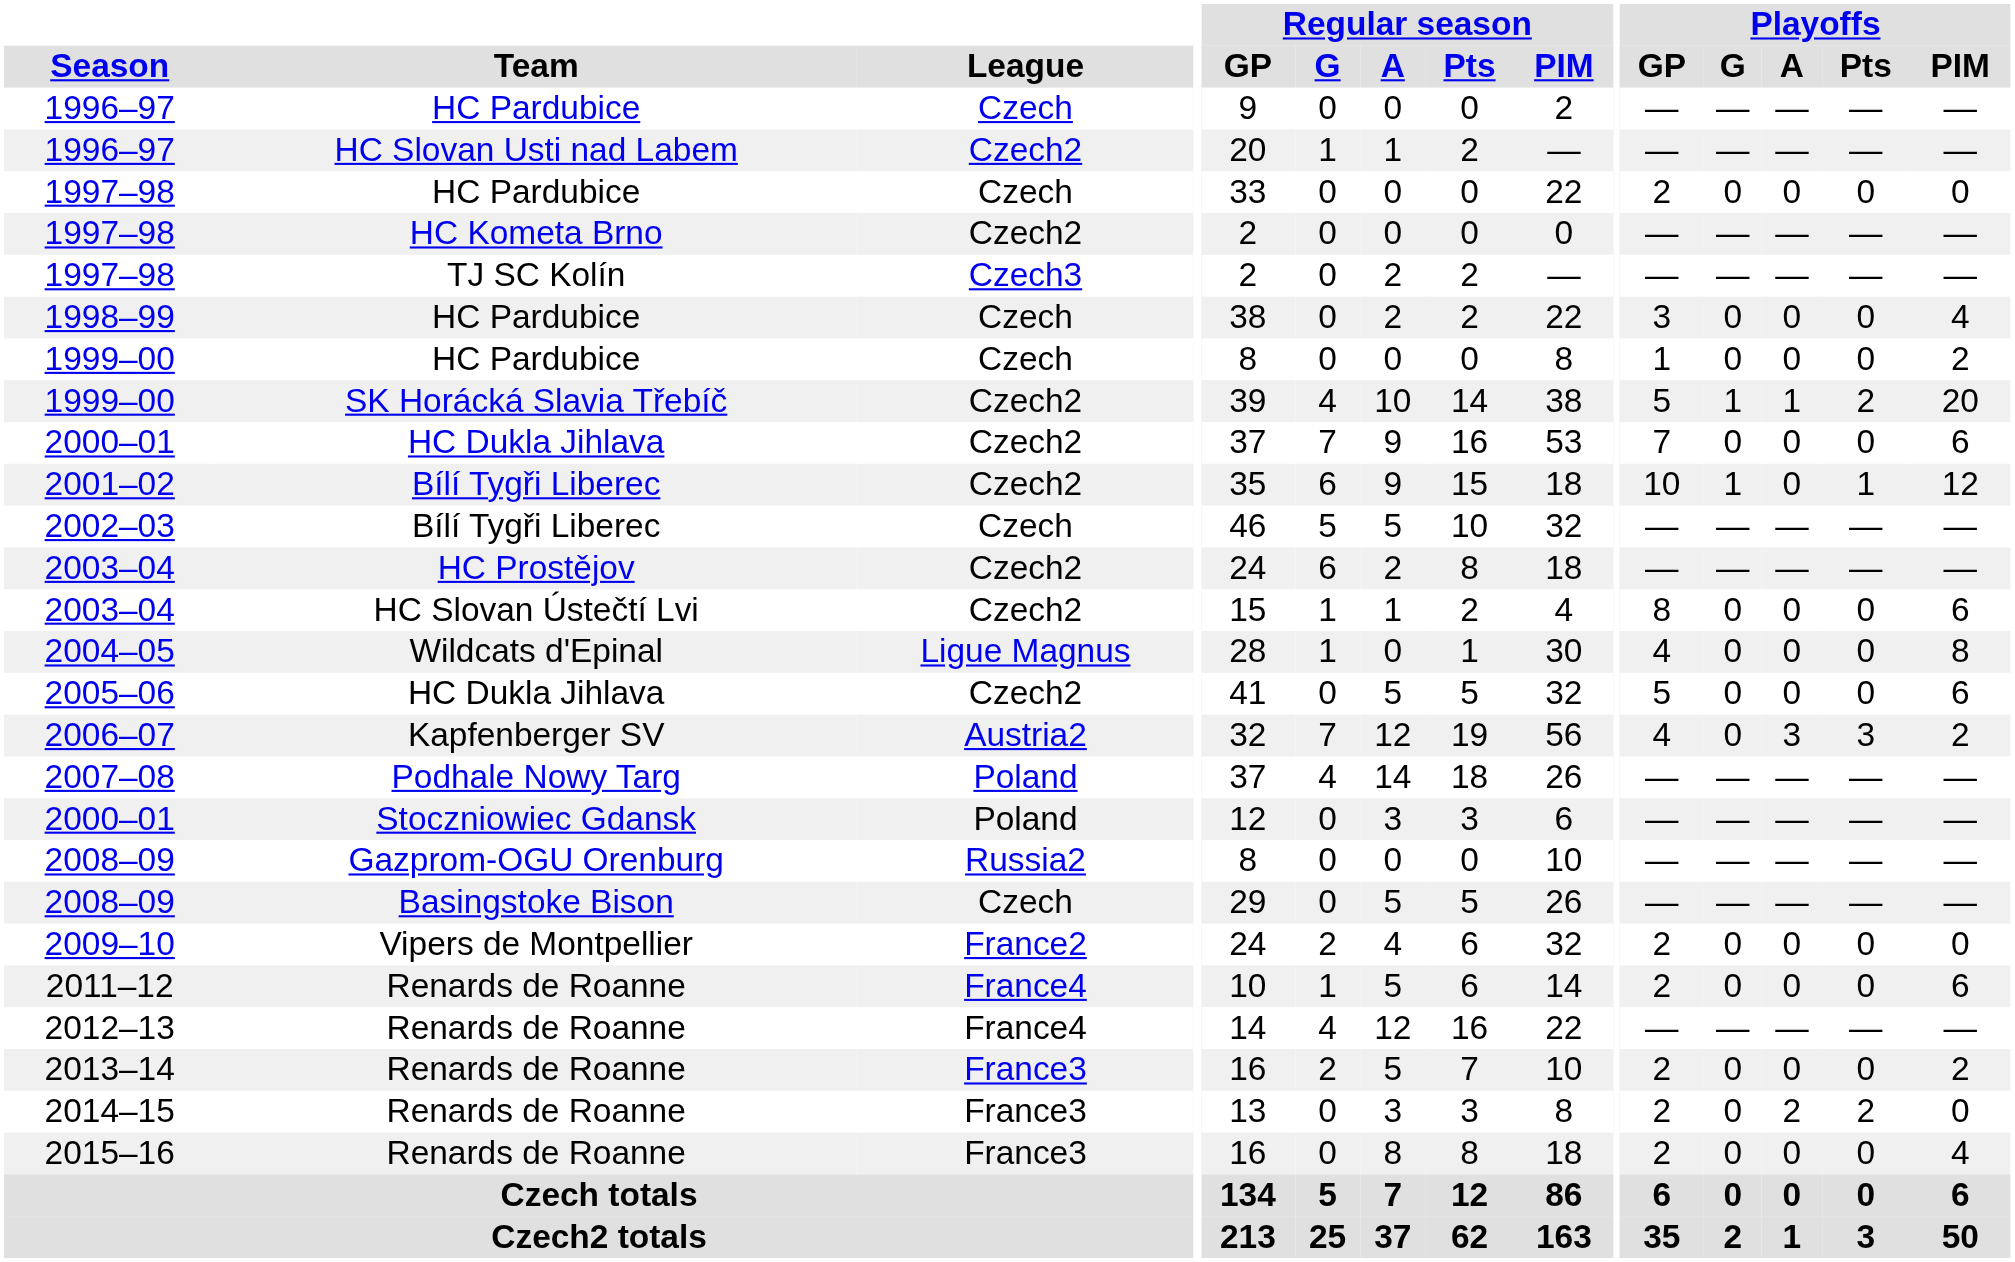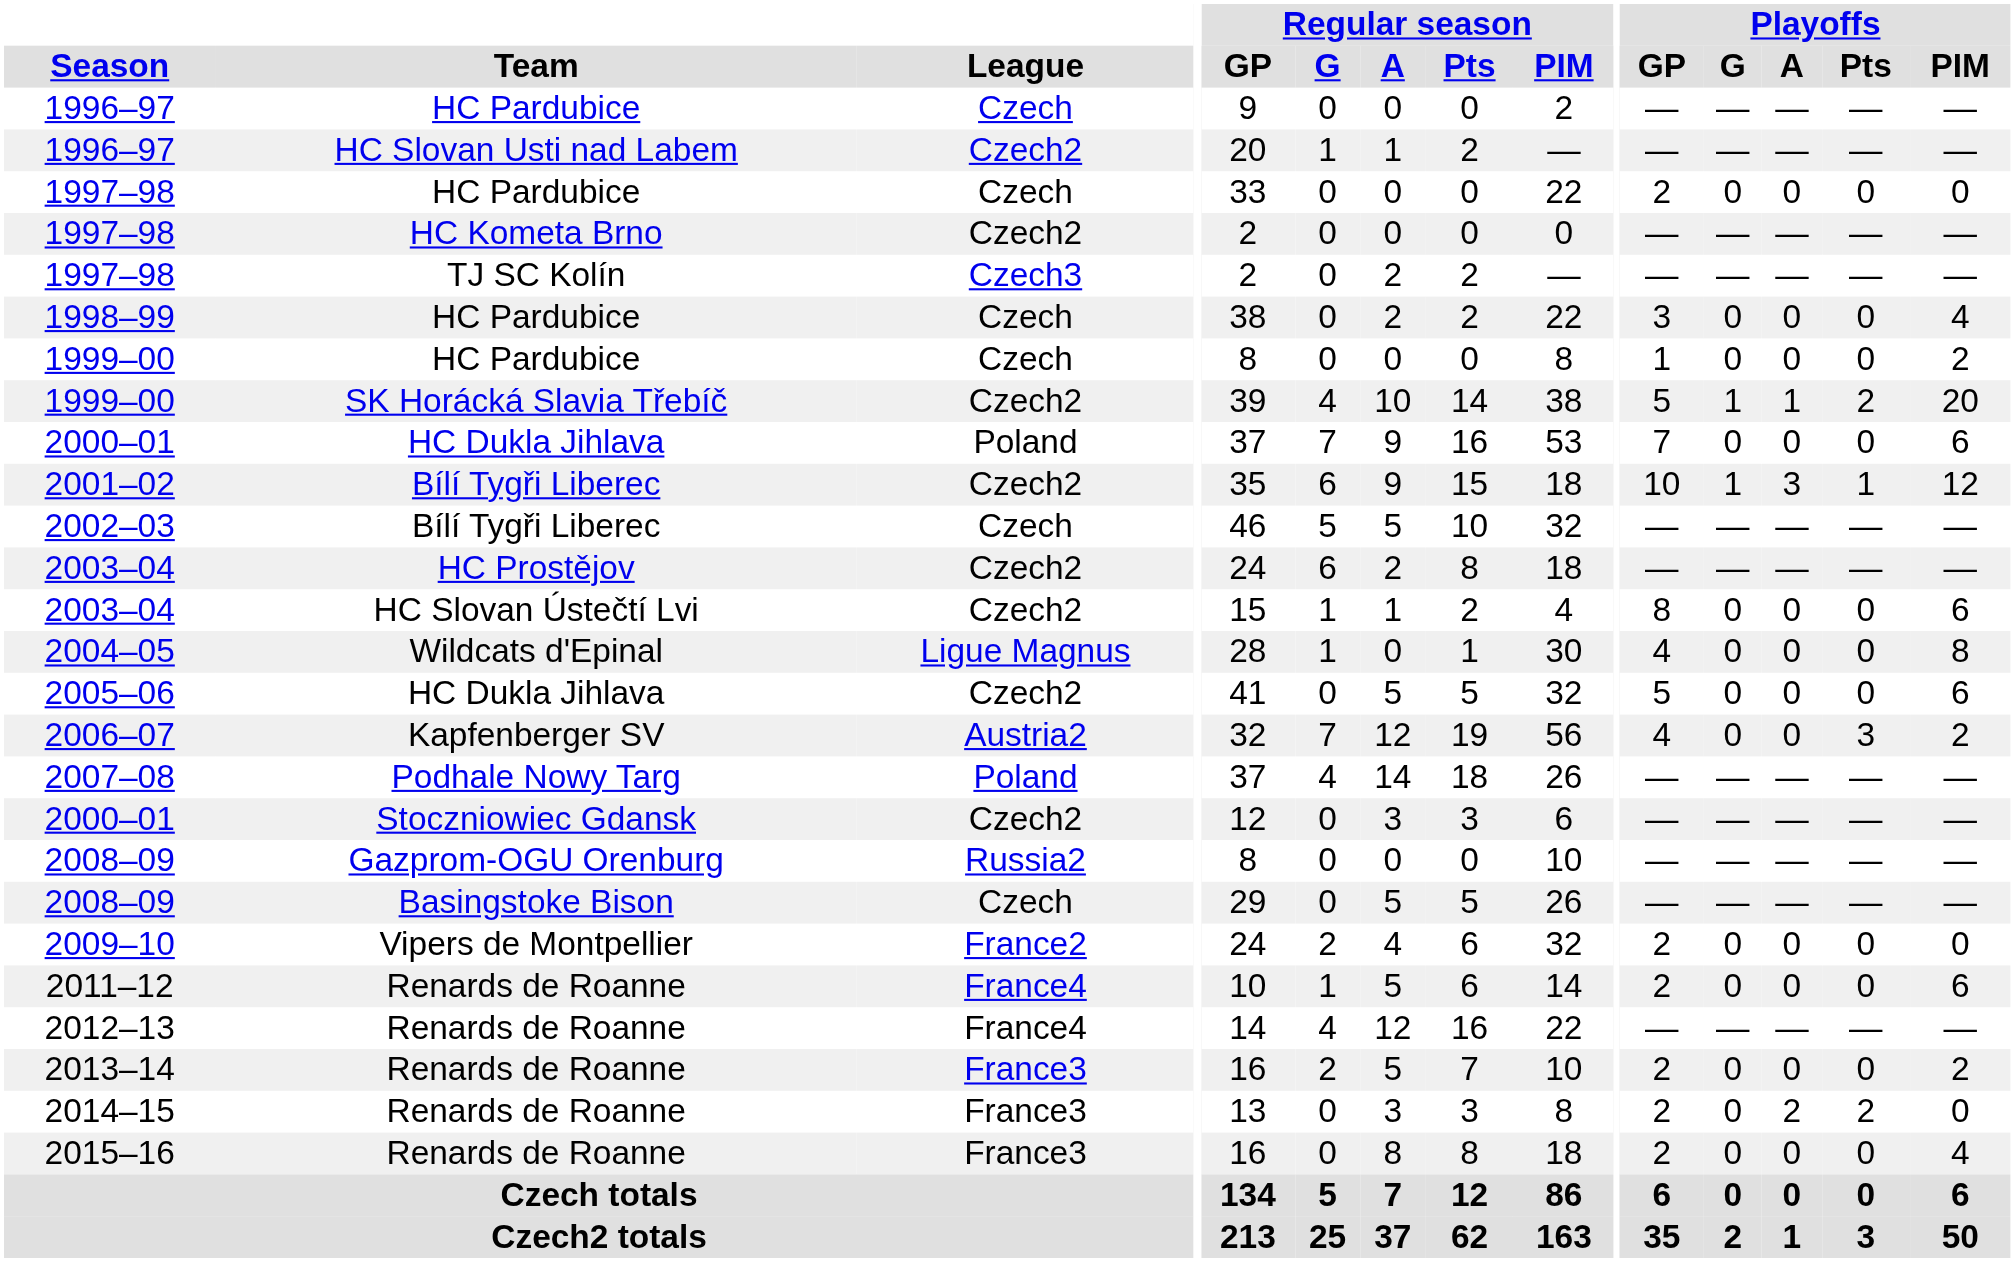(1025, 442) Czech2 -> (1025, 442) Poland
(1792, 484) 0 -> (1792, 484) 3
(1792, 734) 3 -> (1792, 734) 0
(1025, 818) Poland -> (1025, 818) Czech2
